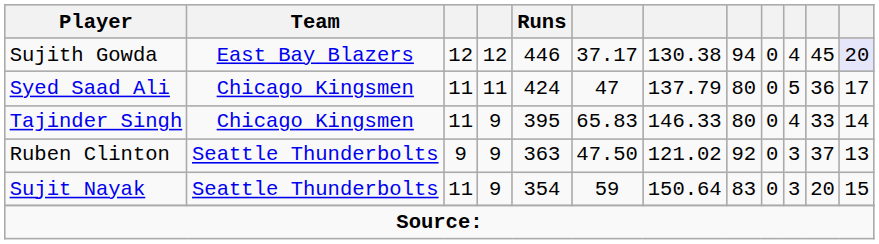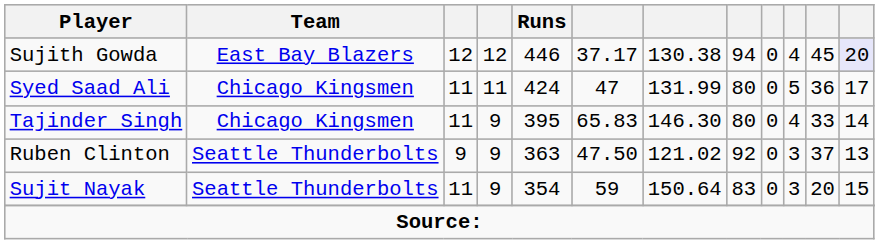(685, 88) 137.79 -> (685, 88) 131.99
(685, 122) 146.33 -> (685, 122) 146.30
